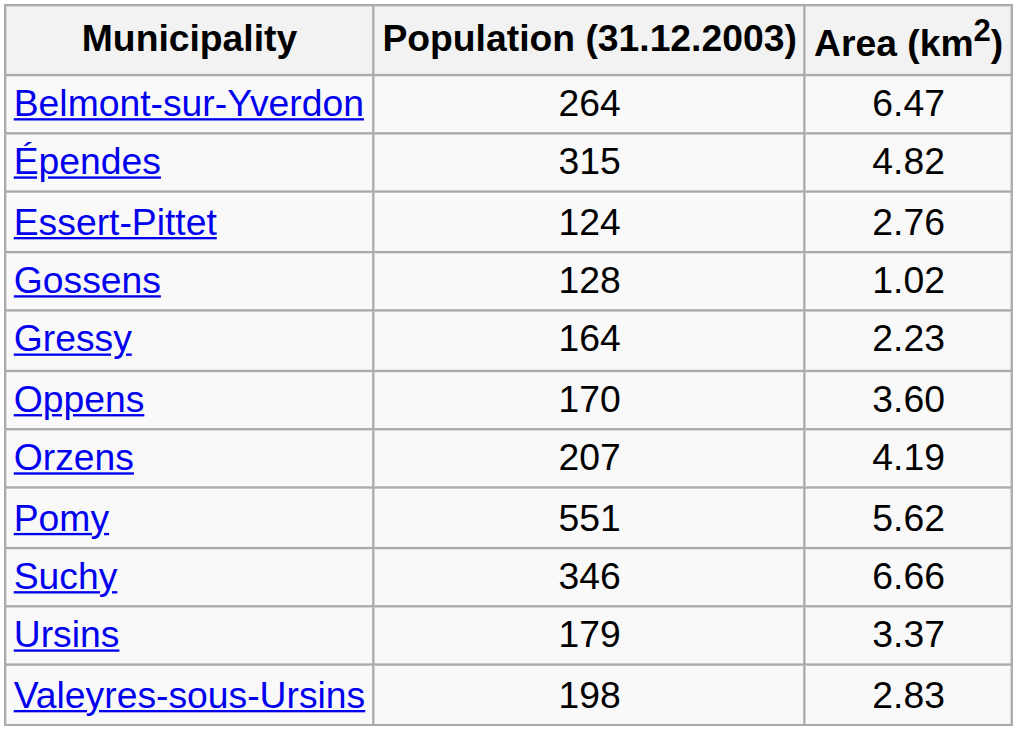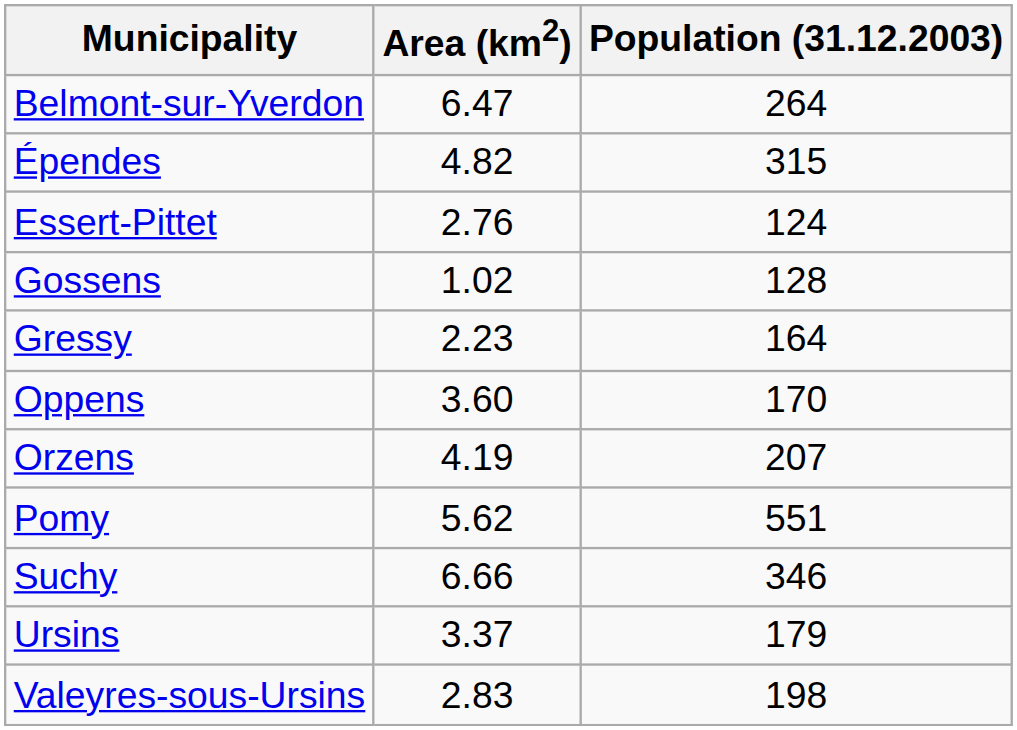columns swapped: (590, 39) <-> (909, 39)
